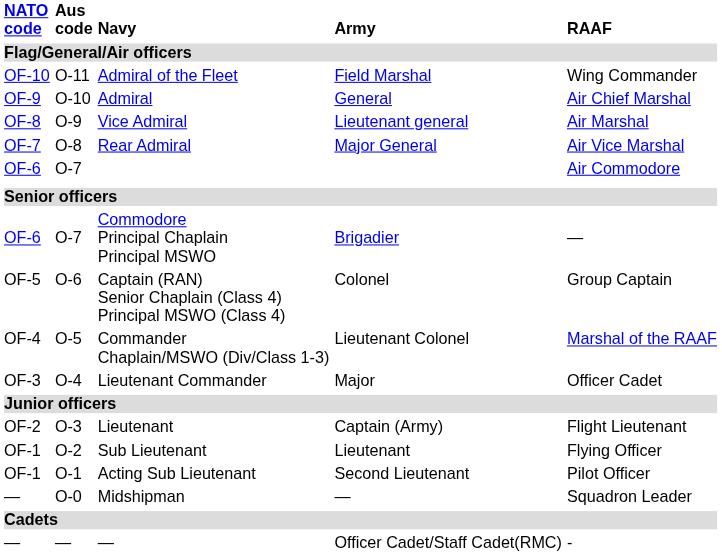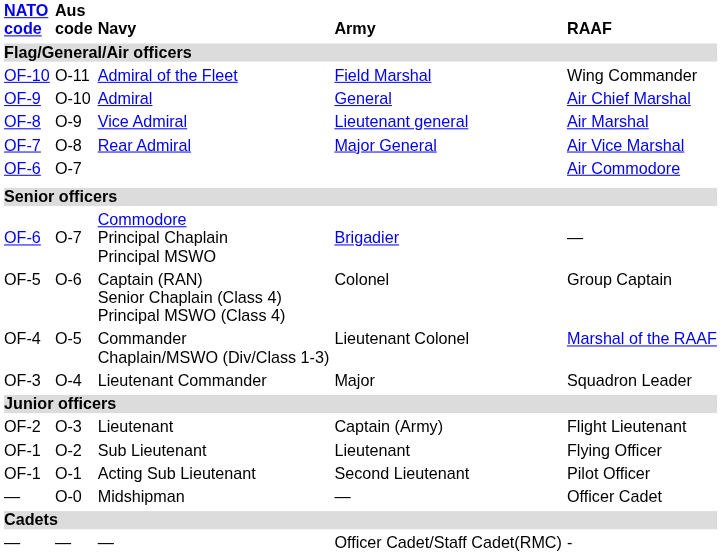(614, 380) Officer Cadet -> (629, 380) Squadron Leader
(629, 496) Squadron Leader -> (614, 496) Officer Cadet
